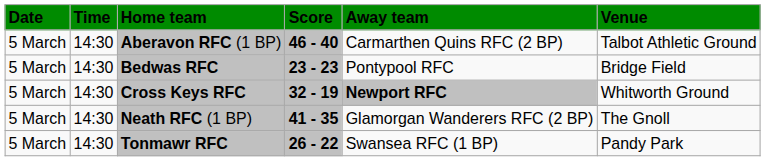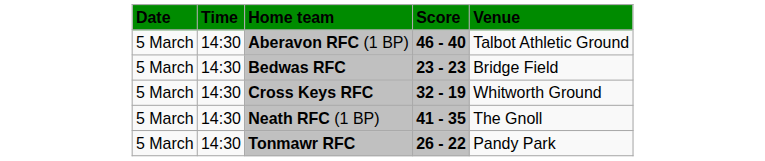- column: (387, 17)
